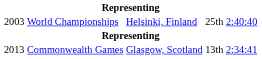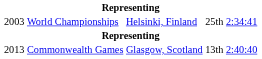(242, 21) 2:40:40 -> (242, 21) 2:34:41
(242, 50) 2:34:41 -> (242, 50) 2:40:40
